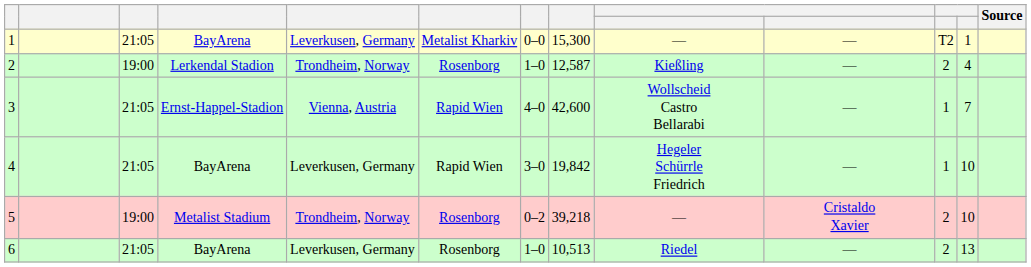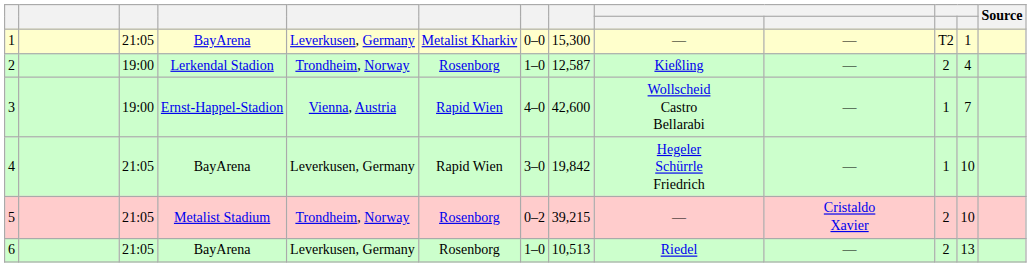(138, 107) 21:05 -> (138, 107) 19:00
(138, 217) 19:00 -> (138, 217) 21:05
(571, 217) 39,218 -> (571, 217) 39,215
